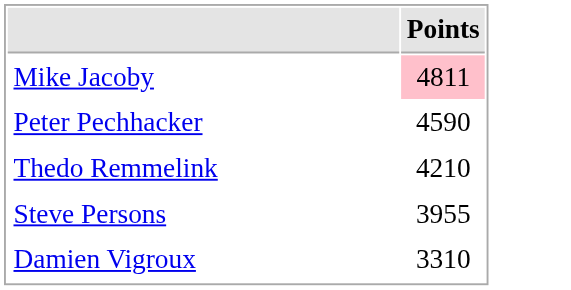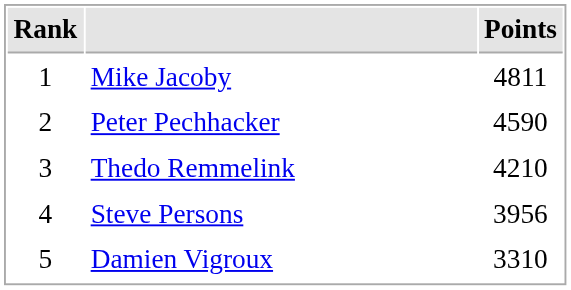+ column: (45, 29)
(443, 76) pink background -> (520, 76) no background
(443, 213) 3955 -> (520, 213) 3956
